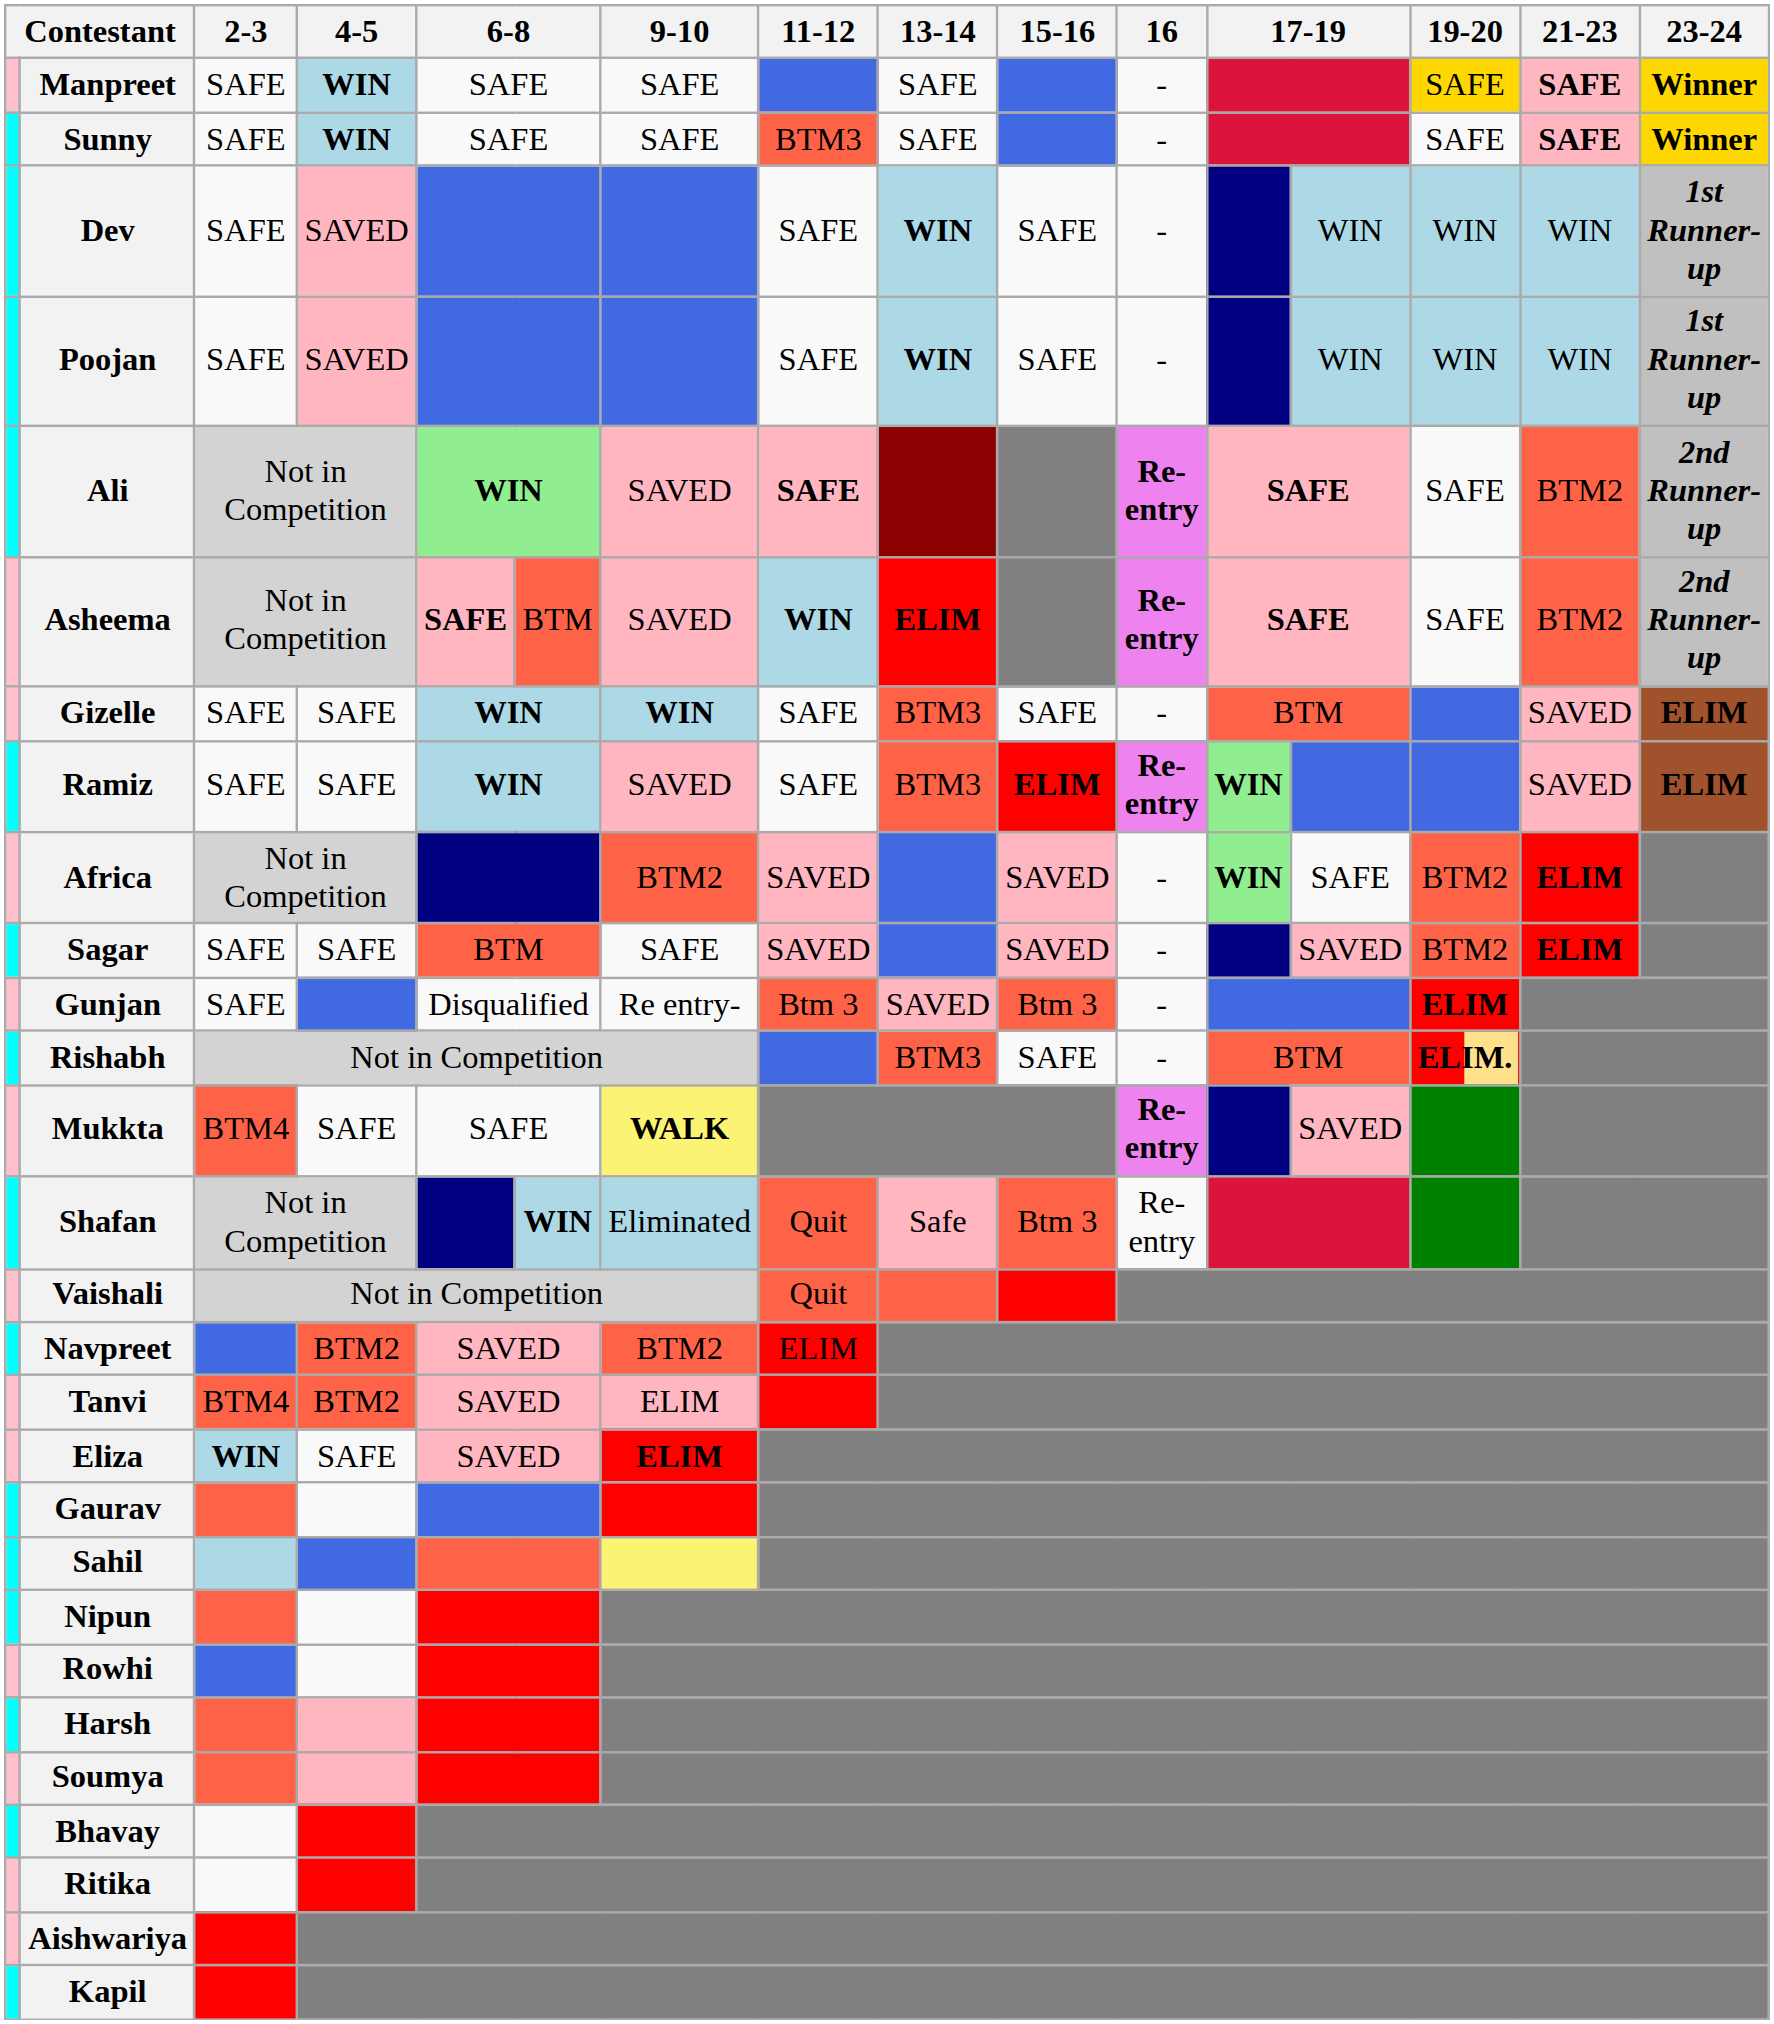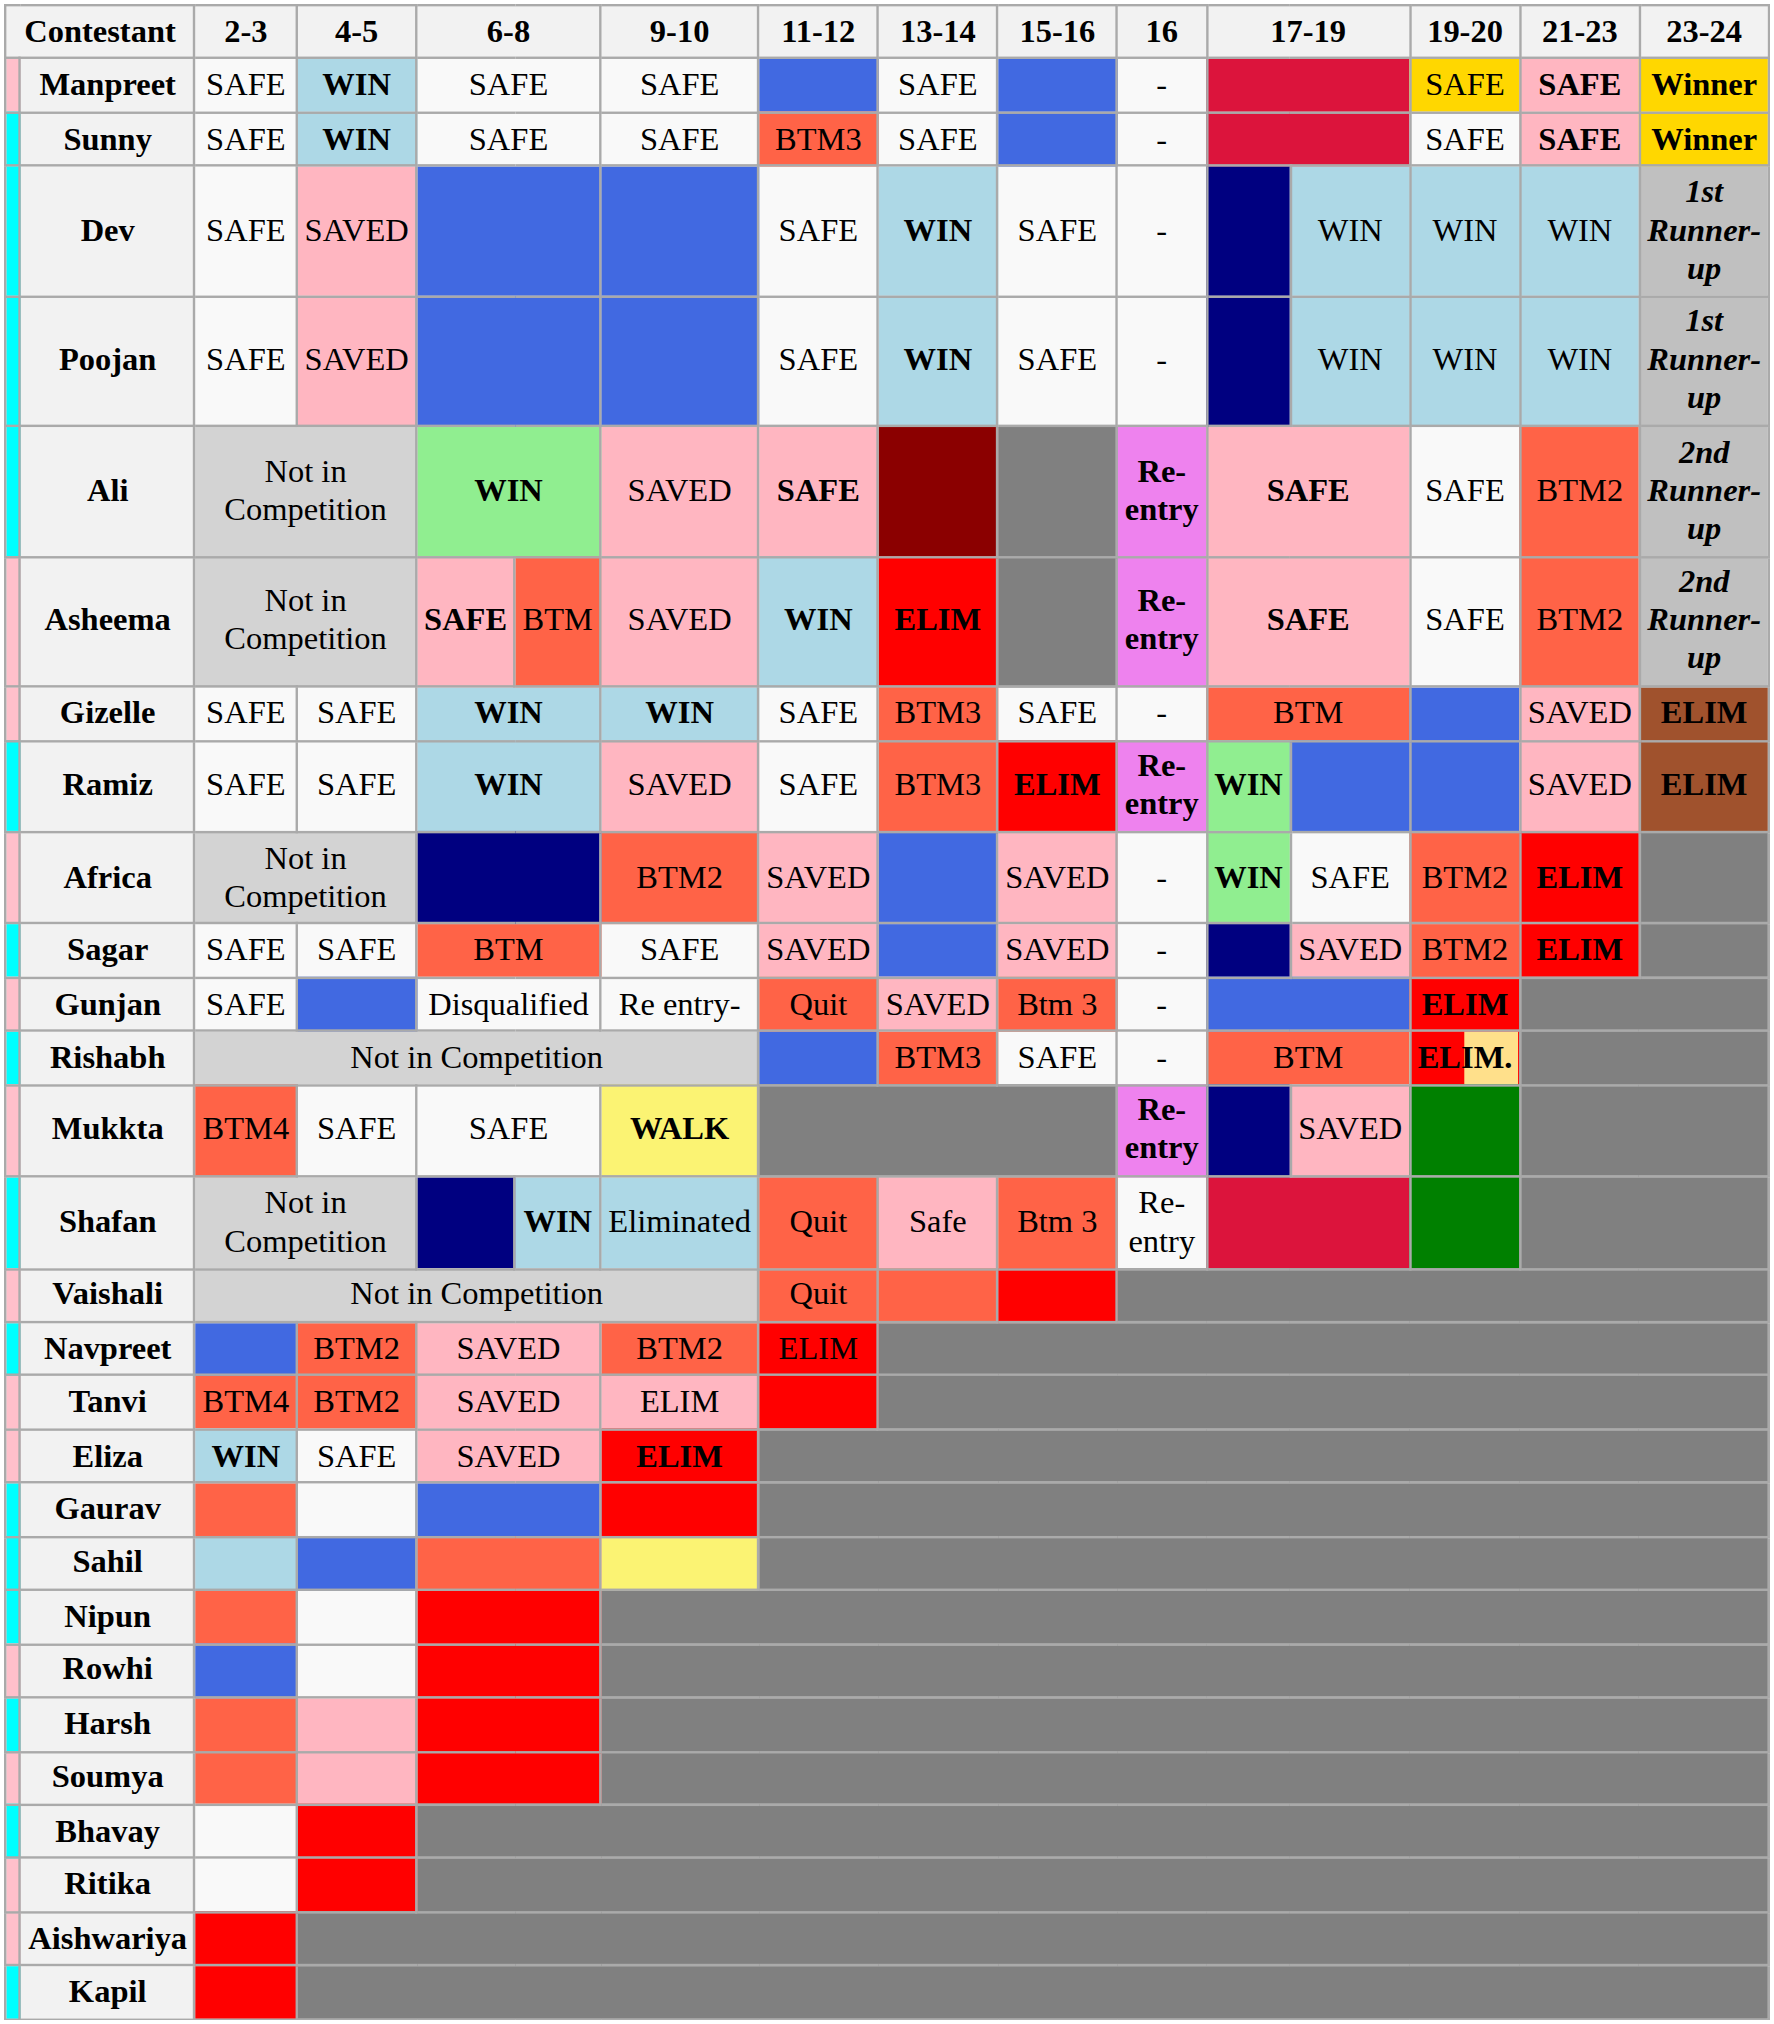(818, 1003) Btm 3 -> (818, 1003) Quit
